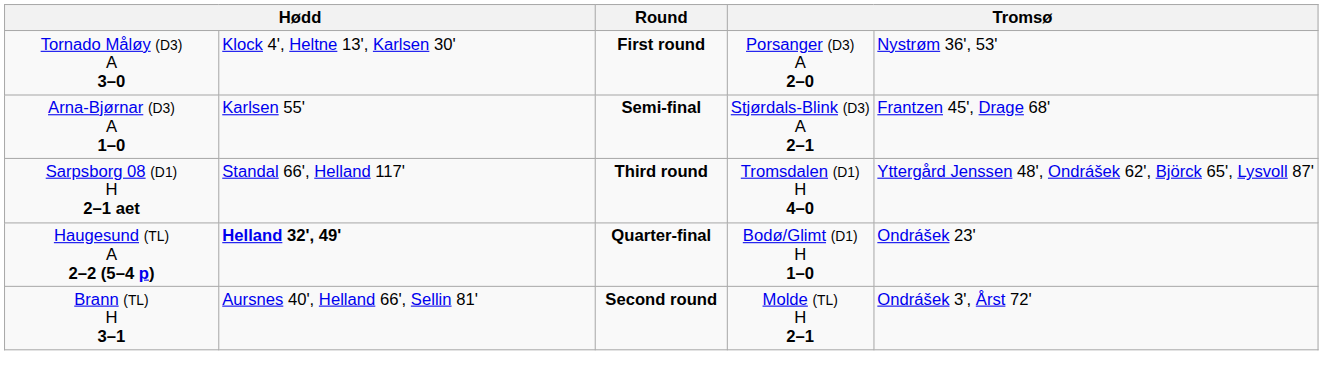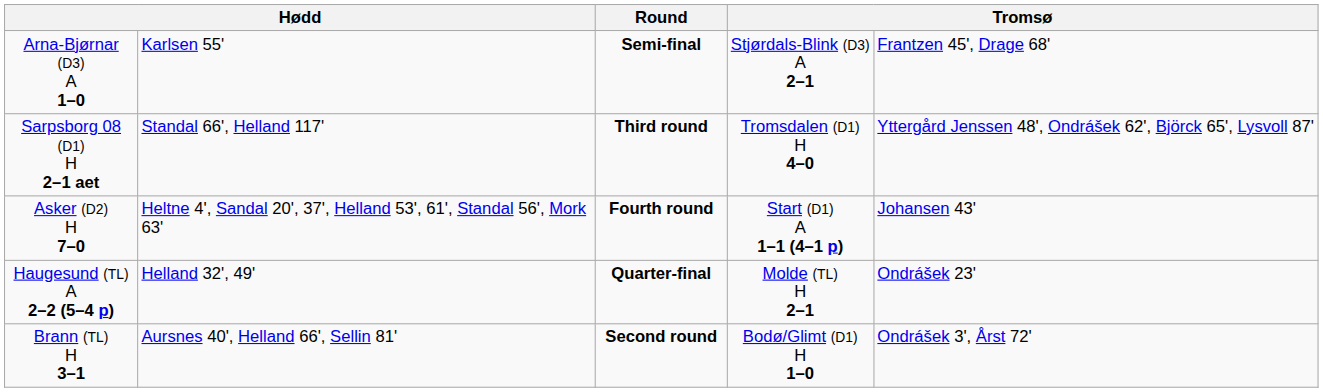- row: (111, 62)
+ row: (71, 227)
(282, 235) bold -> (198, 273) normal
(800, 254) Bodø/Glimt (D1) H 1–0 -> (800, 291) Molde (TL) H 2–1
(800, 318) Molde (TL) H 2–1 -> (800, 355) Bodø/Glimt (D1) H 1–0
